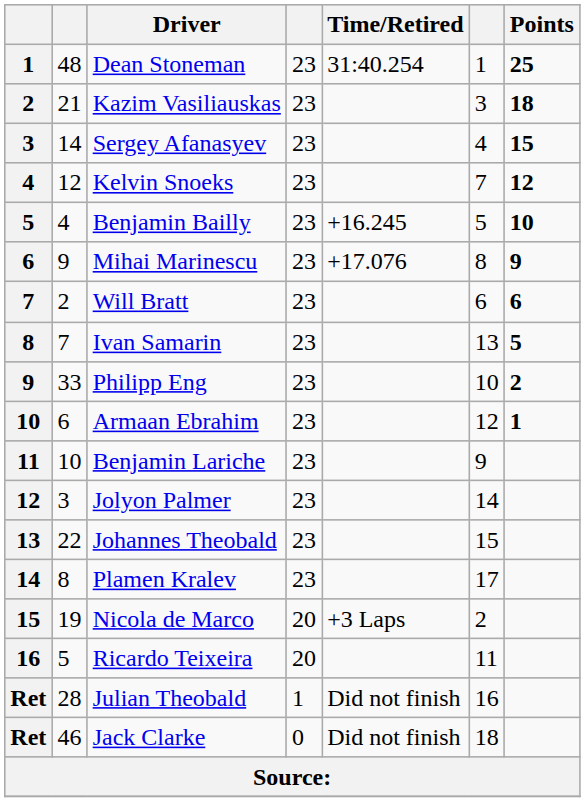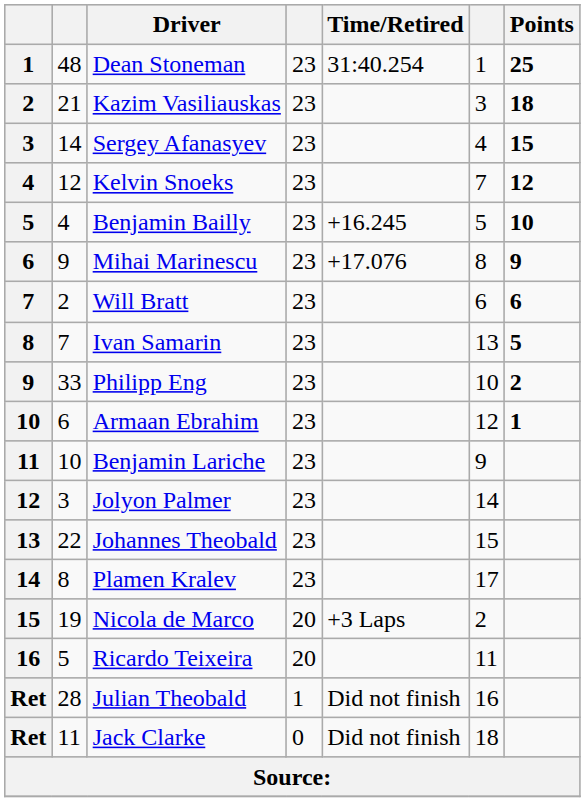(70, 737) 46 -> (69, 737) 11
